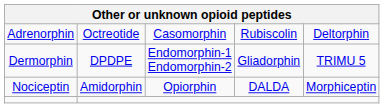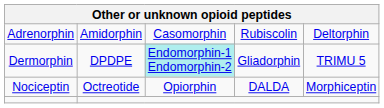(111, 34) Octreotide -> (111, 34) Amidorphin
(190, 61) no background -> (190, 61) paleturquoise background
(111, 87) Amidorphin -> (111, 87) Octreotide
